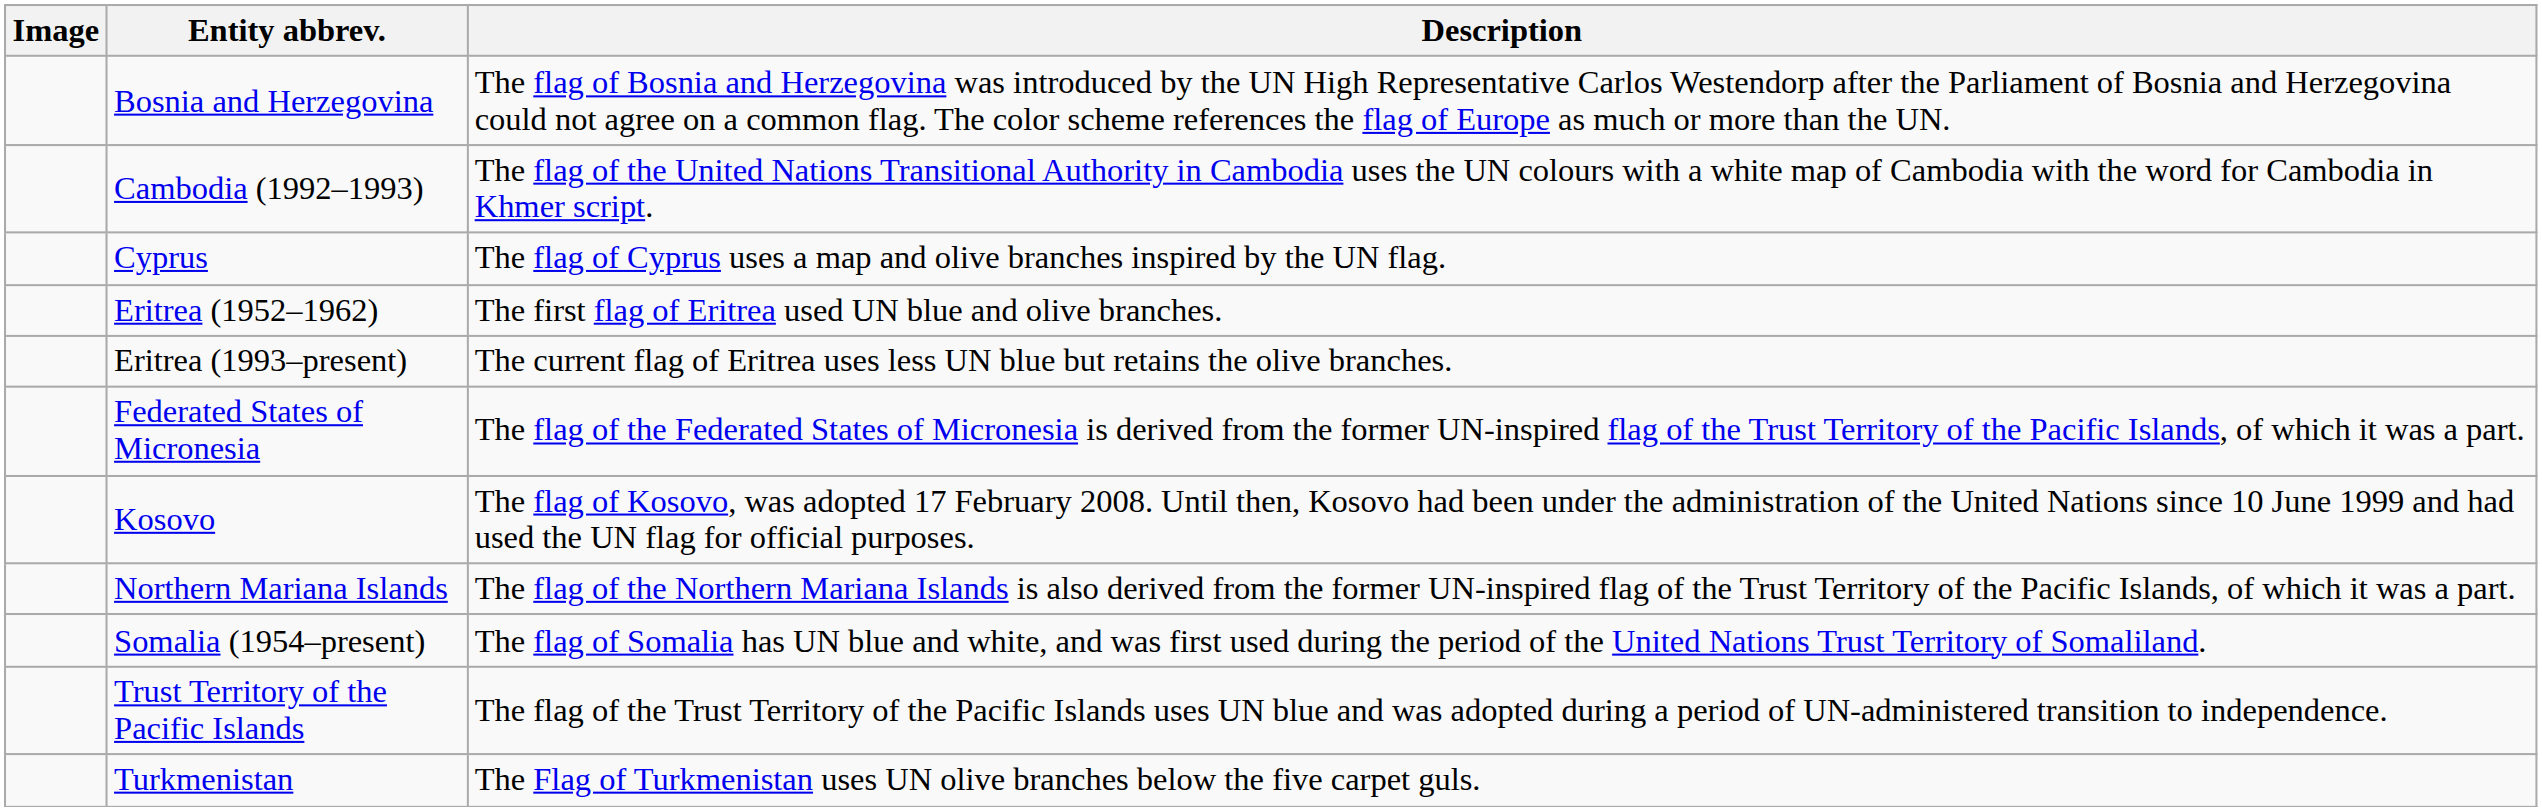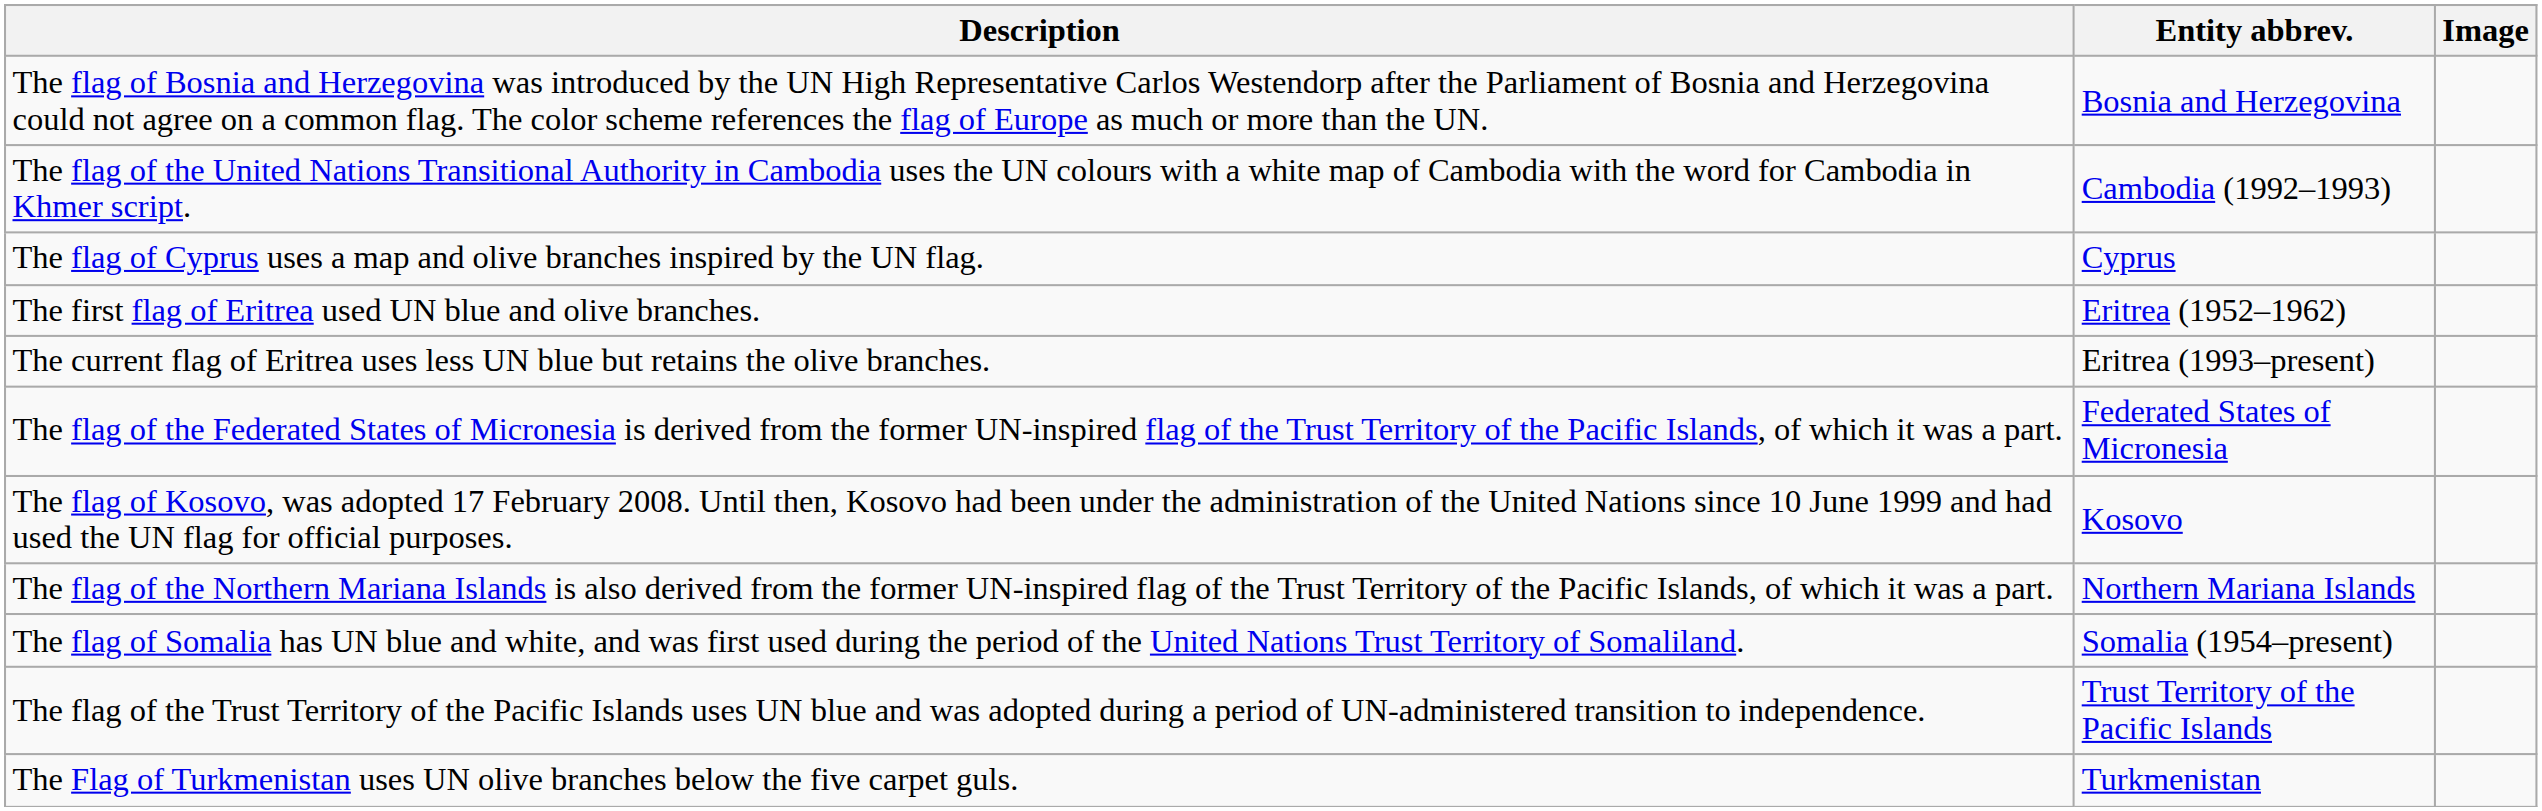columns swapped: (56, 30) <-> (1502, 30)
